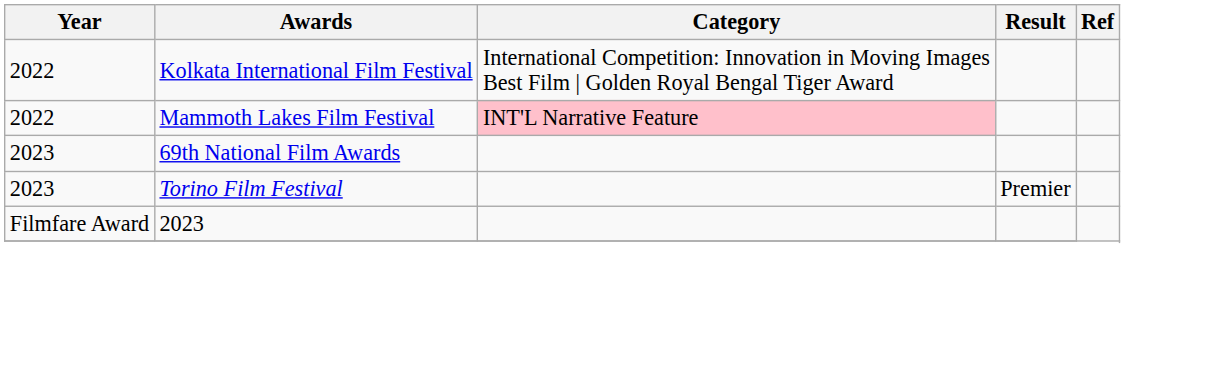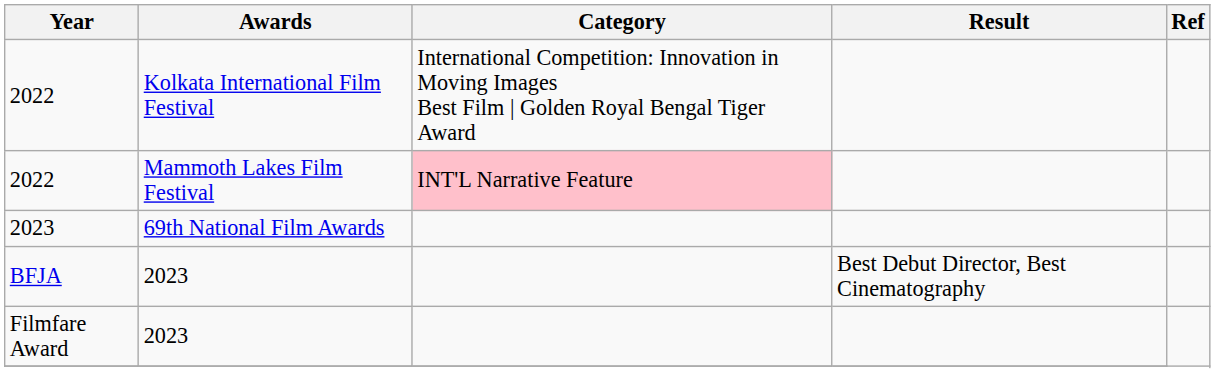- row: (32, 188)
+ row: (36, 275)
